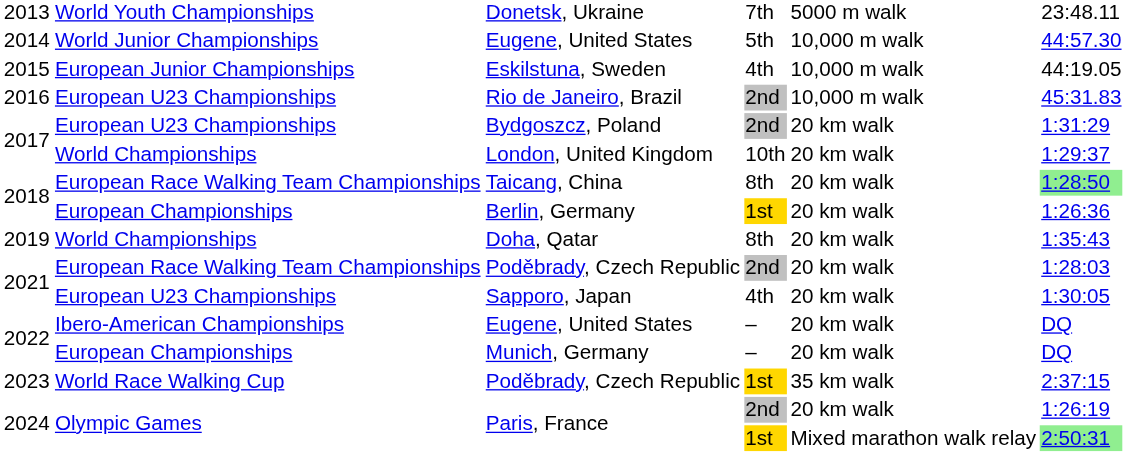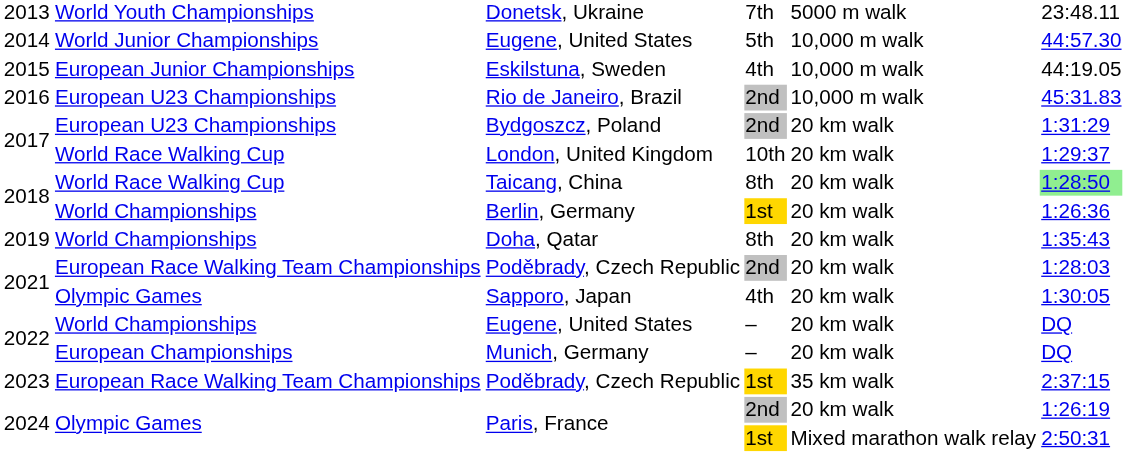(156, 154) World Championships -> (170, 154) World Race Walking Cup
(268, 182) European Race Walking Team Championships -> (170, 182) World Race Walking Cup
(174, 210) European Championships -> (156, 210) World Championships
(196, 296) European U23 Championships -> (128, 296) Olympic Games
(199, 324) Ibero-American Championships -> (156, 324) World Championships
(170, 381) World Race Walking Cup -> (268, 381) European Race Walking Team Championships
(1076, 438) lightgreen background -> (1076, 438) no background
